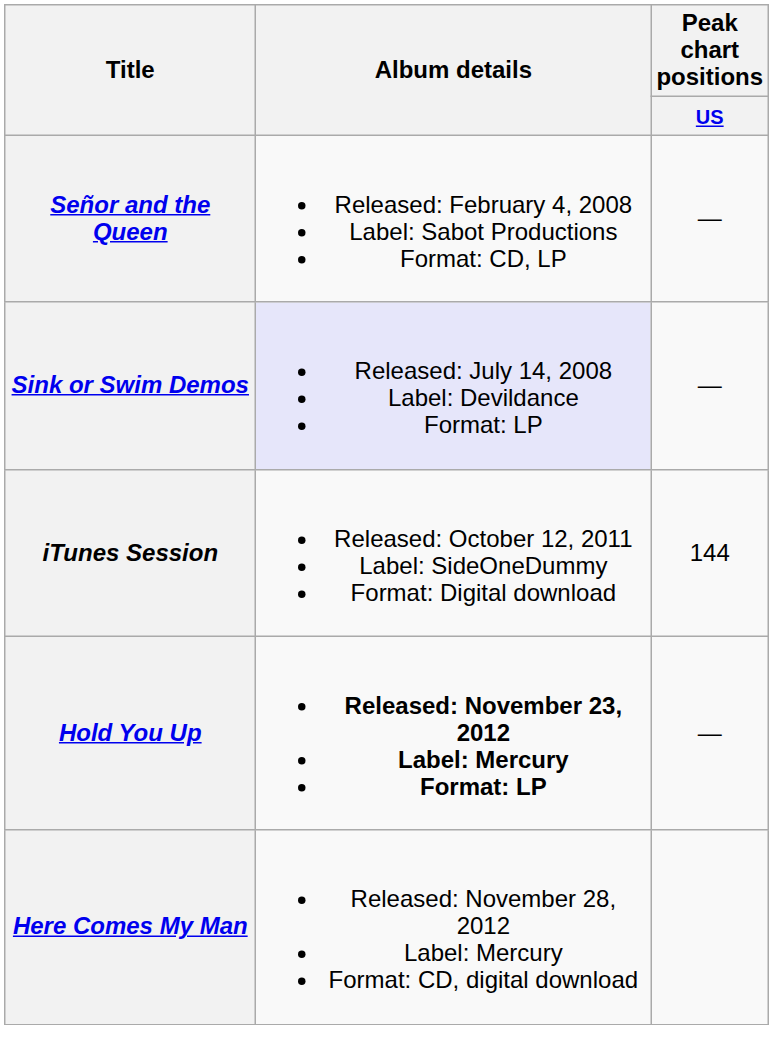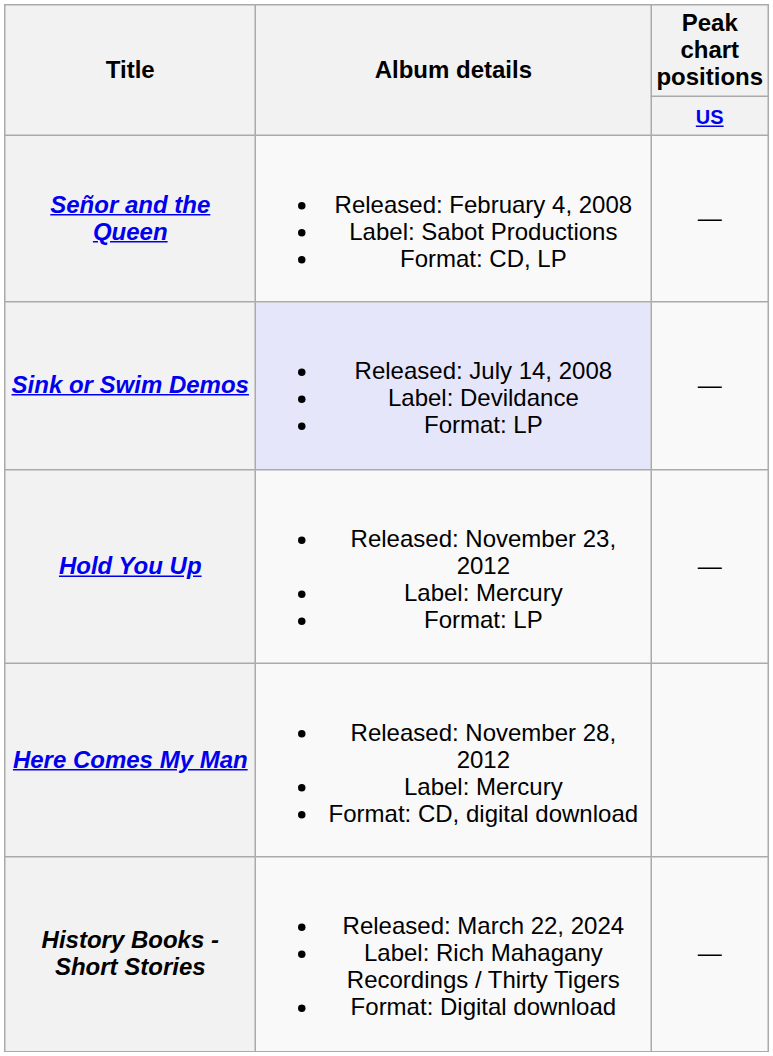- row: (130, 552)
(453, 747) bold -> (453, 580) normal
+ row: (130, 953)
